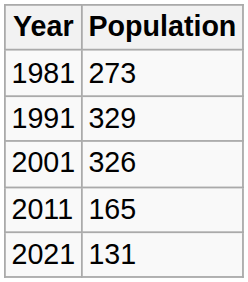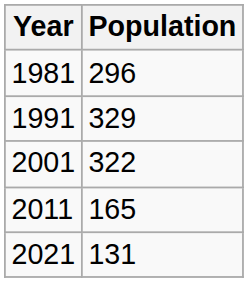(112, 72) 273 -> (112, 72) 296
(112, 163) 326 -> (112, 163) 322
